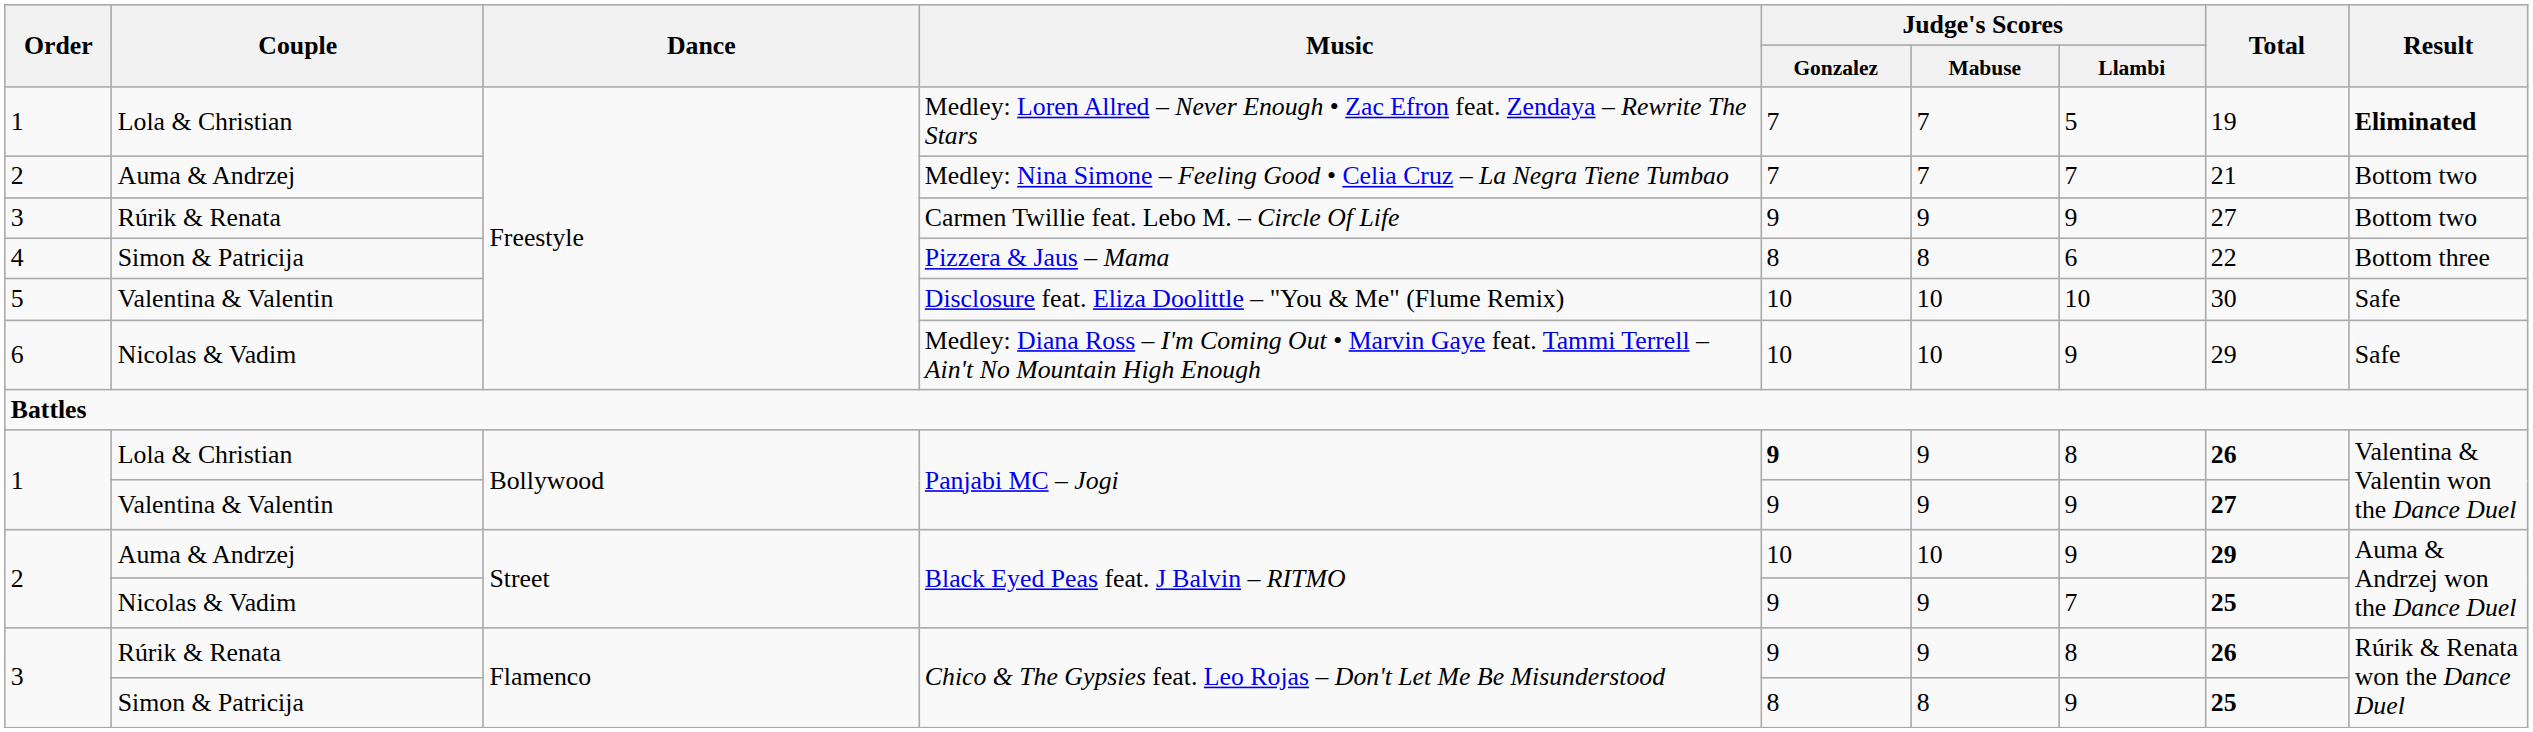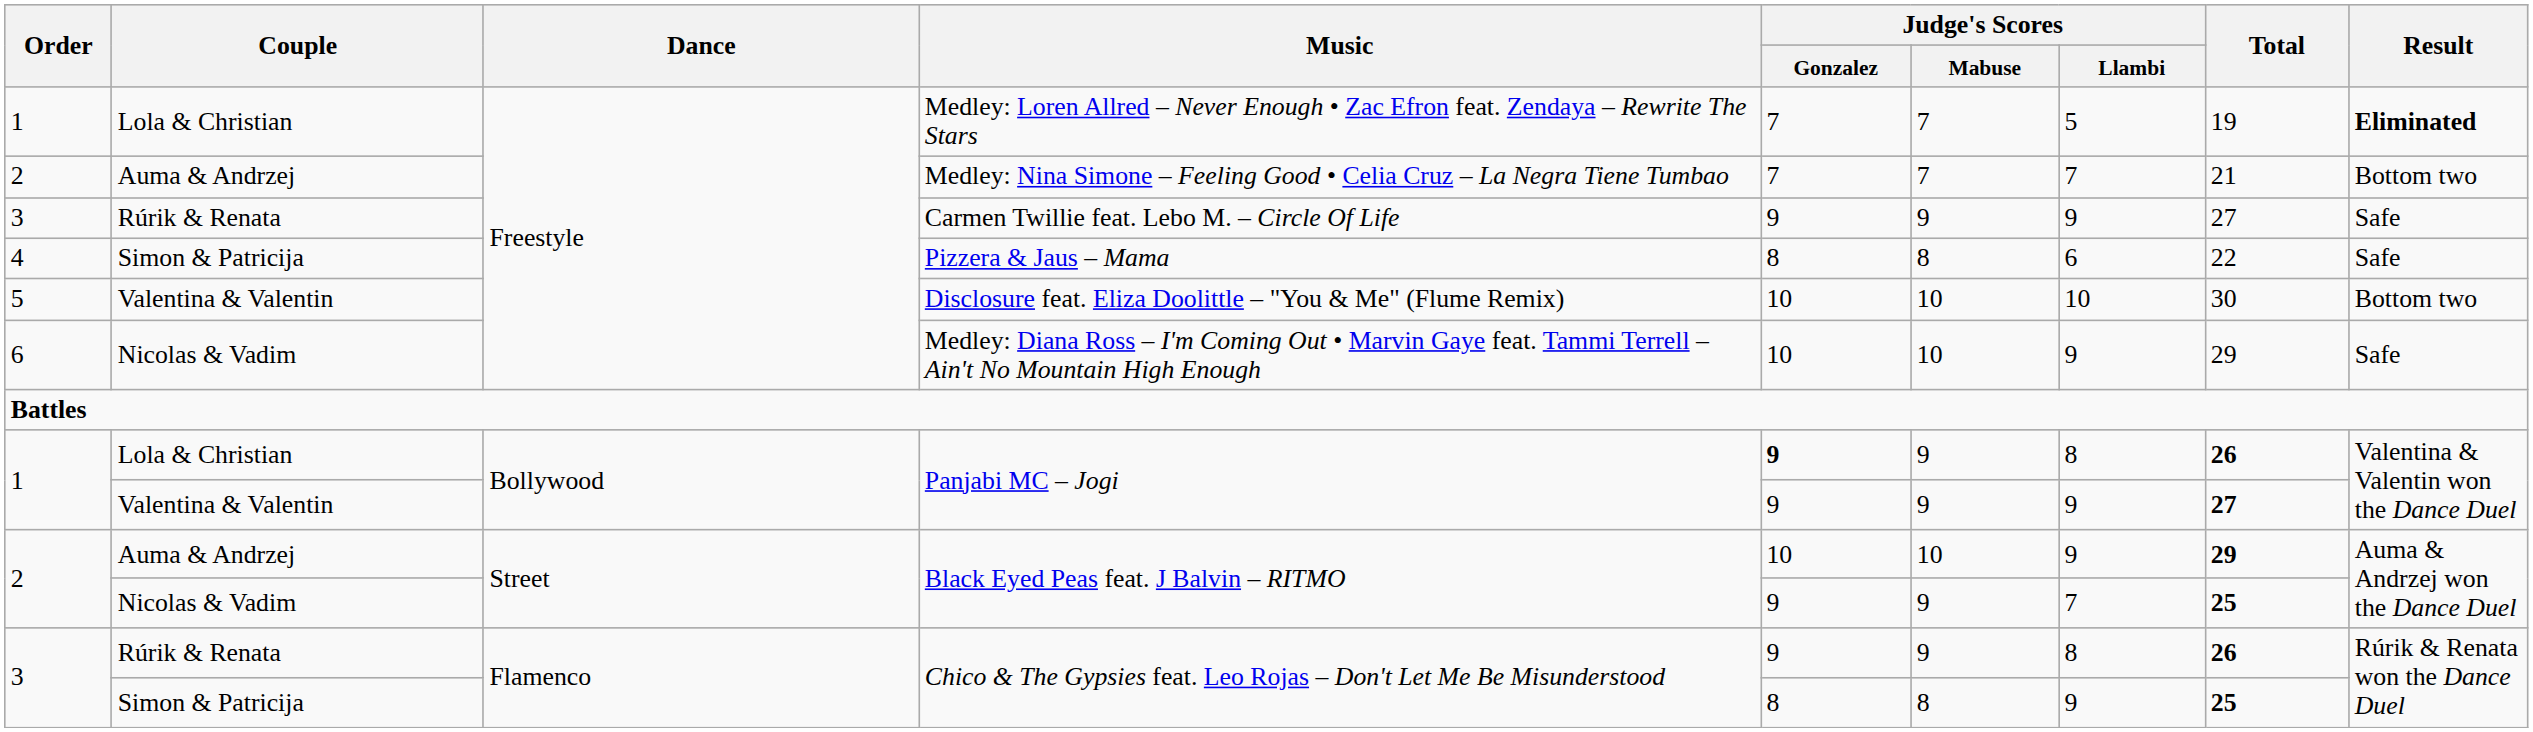(2416, 217) Bottom two -> (2378, 217) Safe
(2422, 258) Bottom three -> (2378, 258) Safe
(2378, 299) Safe -> (2416, 299) Bottom two
